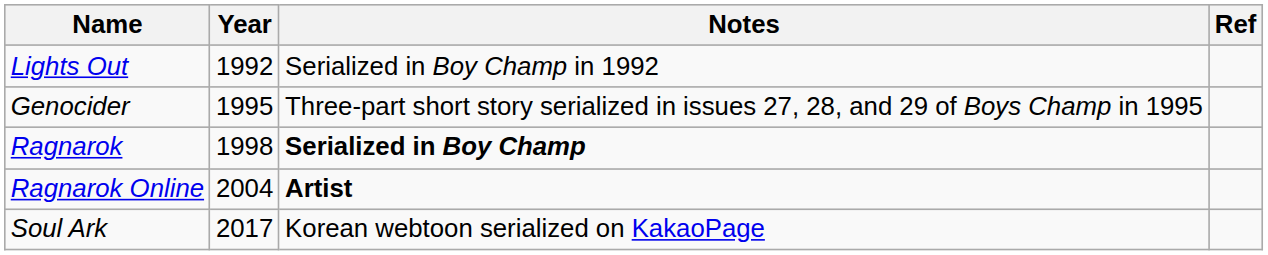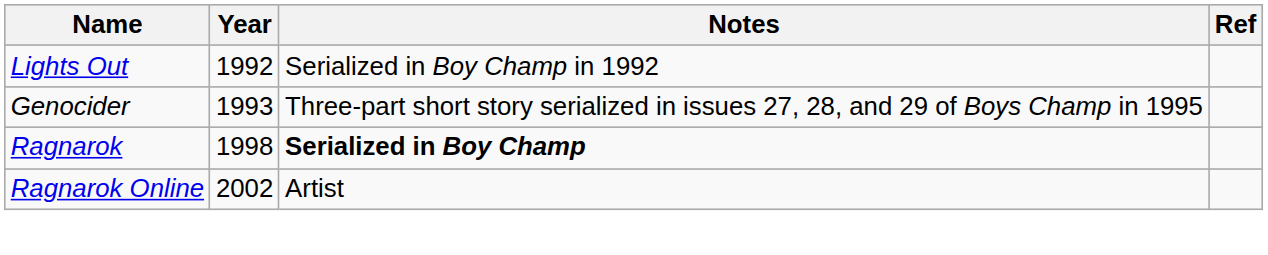(245, 106) 1995 -> (245, 106) 1993
(245, 188) 2004 -> (245, 188) 2002
(319, 188) bold -> (314, 188) normal
- row: (59, 229)
